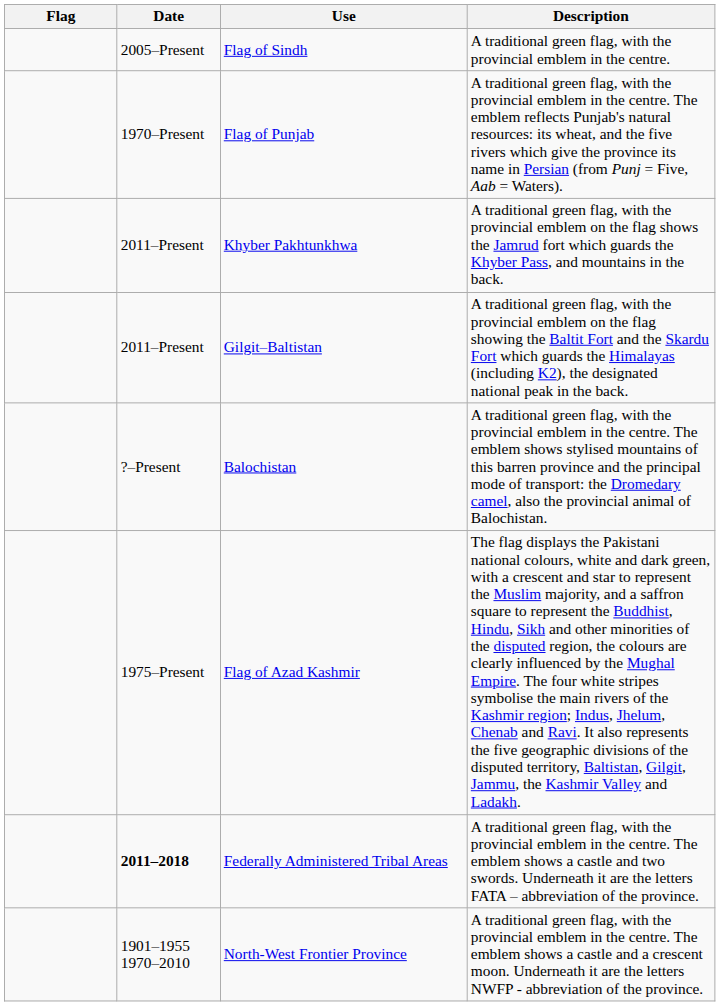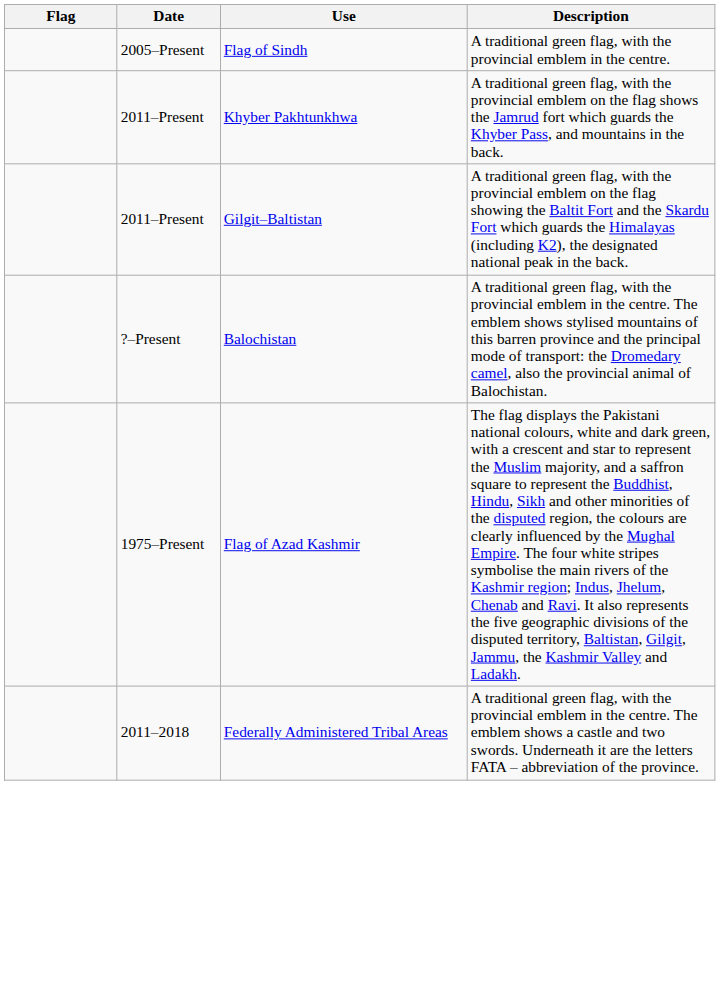- row: (269, 134)
(155, 861) bold -> (155, 733) normal
- row: (315, 954)
